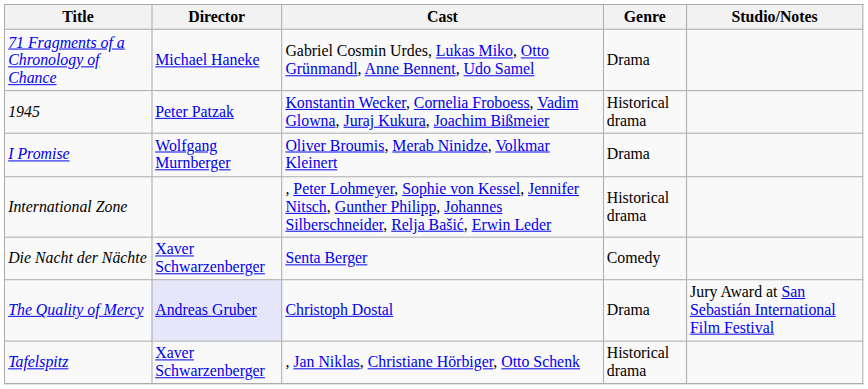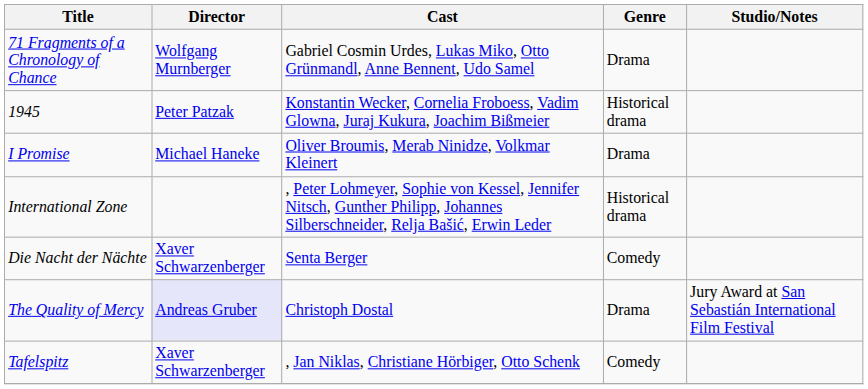(207, 60) Michael Haneke -> (193, 60) Wolfgang Murnberger
(193, 154) Wolfgang Murnberger -> (207, 154) Michael Haneke
(638, 362) Historical drama -> (634, 362) Comedy
